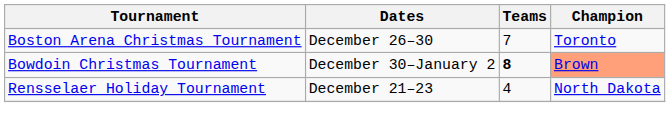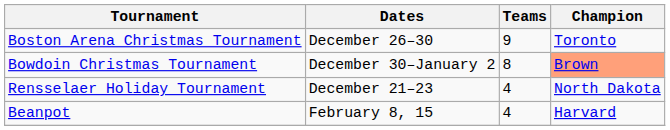(507, 41) 7 -> (507, 41) 9
(507, 65) bold -> (507, 65) normal
+ row: (39, 113)
